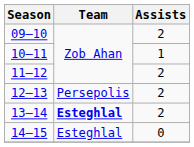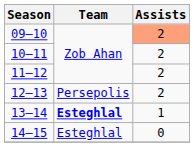(161, 34) no background -> (161, 34) lightsalmon background
(161, 54) 1 -> (161, 54) 2
(161, 113) 2 -> (161, 113) 1
